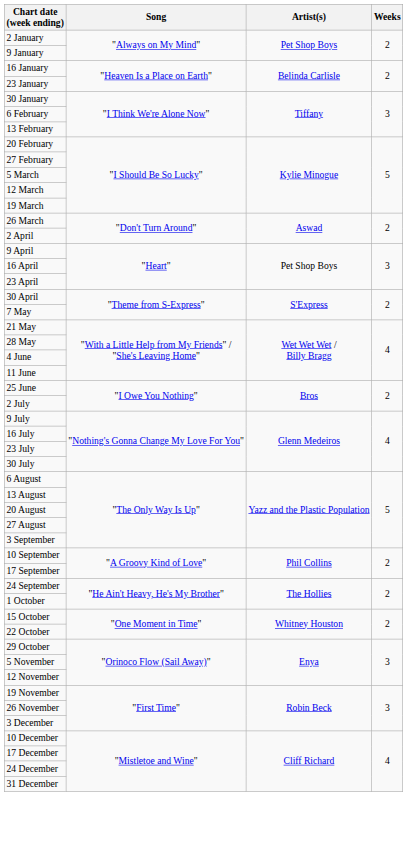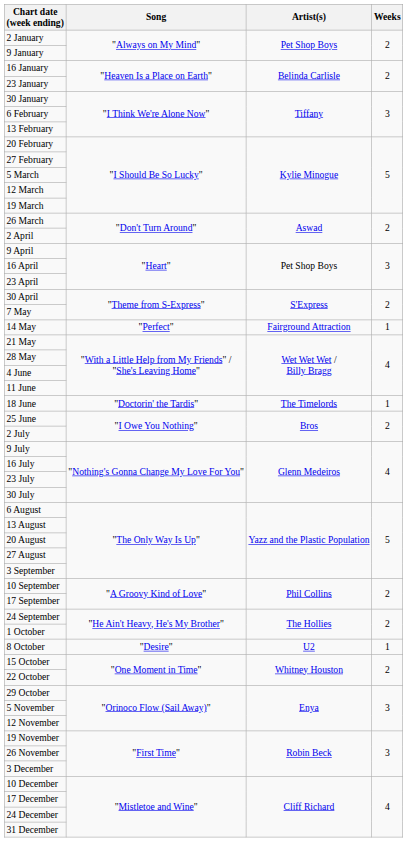+ row: (21, 327)
+ row: (21, 403)
+ row: (26, 647)
